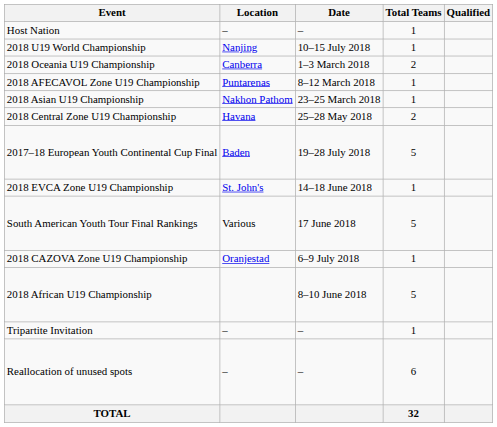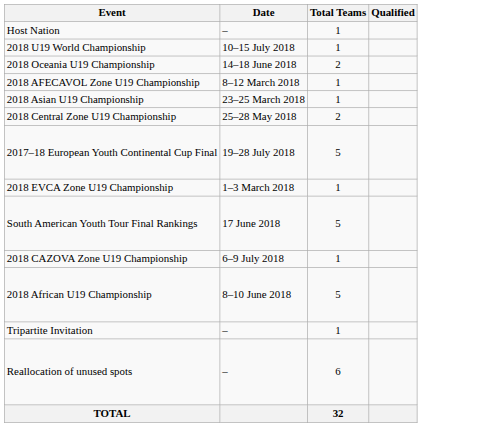- column: (257, 13)
(334, 64) 1–3 March 2018 -> (259, 64) 14–18 June 2018
(335, 187) 14–18 June 2018 -> (258, 187) 1–3 March 2018
